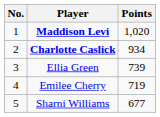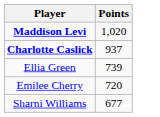- column: (16, 13)
(137, 49) 934 -> (114, 49) 937
(137, 85) 719 -> (114, 85) 720
